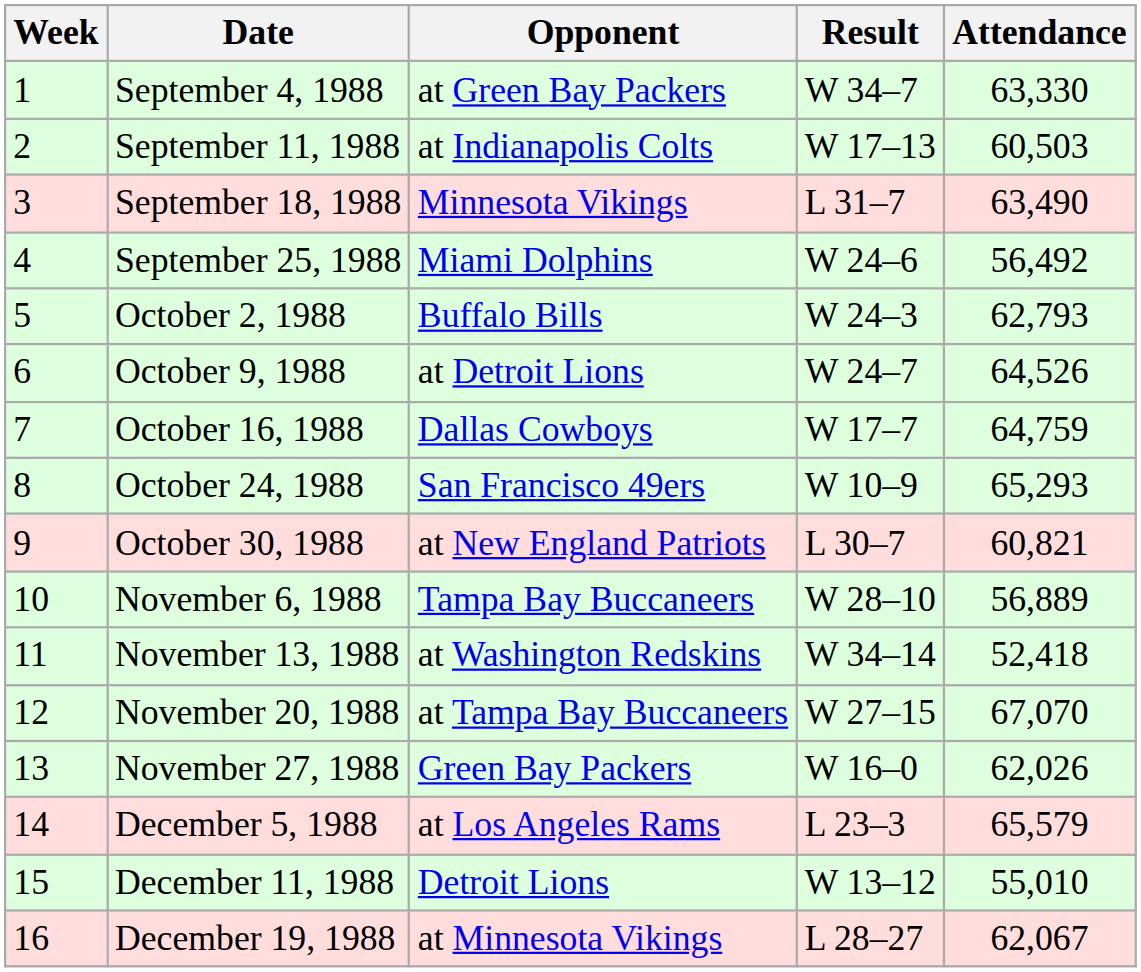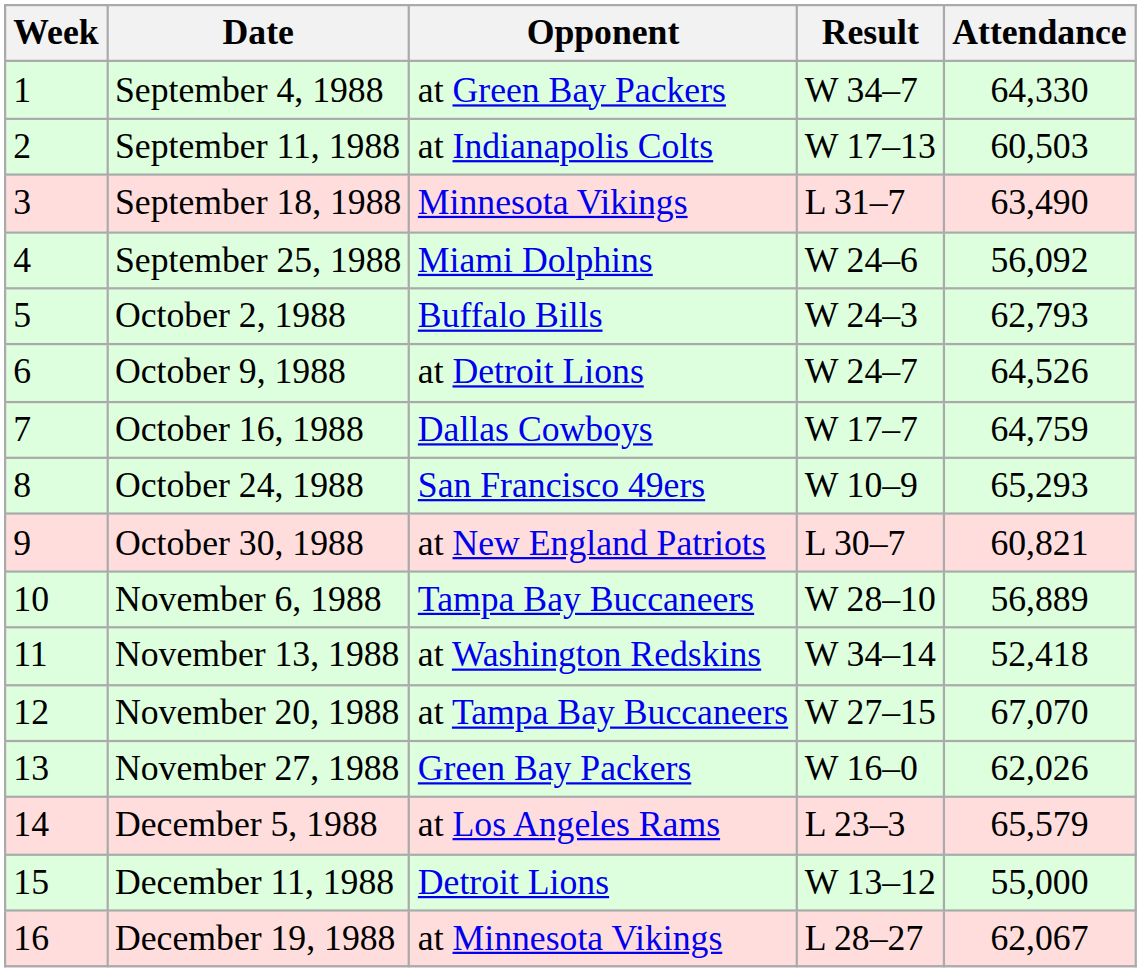(1039, 89) 63,330 -> (1039, 89) 64,330
(1039, 259) 56,492 -> (1039, 259) 56,092
(1039, 881) 55,010 -> (1039, 881) 55,000
